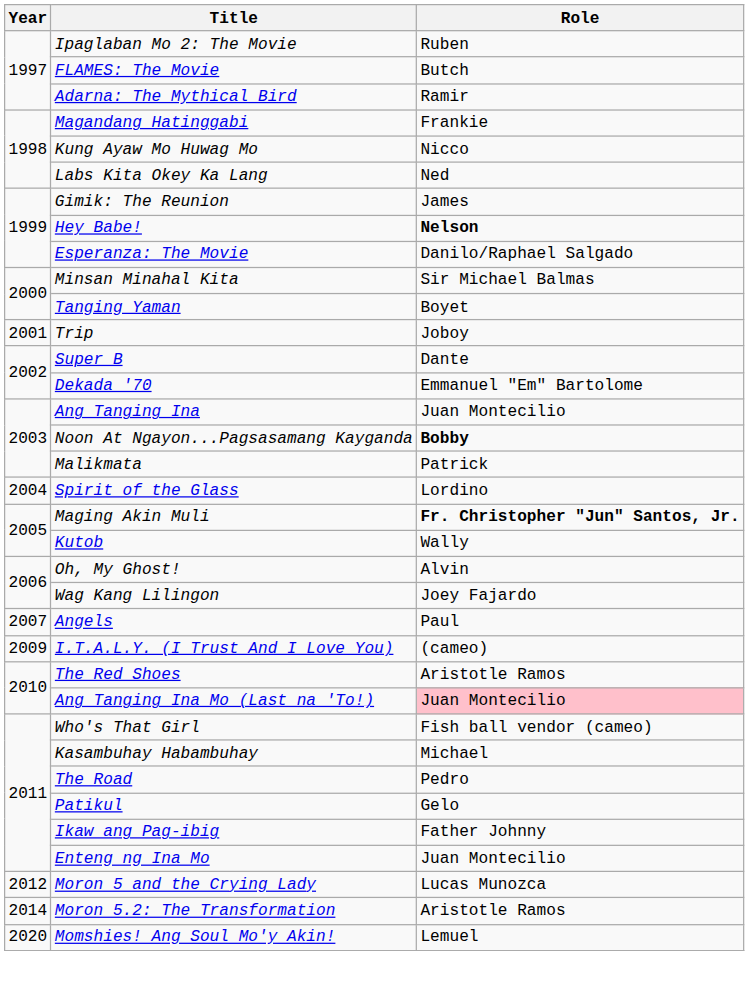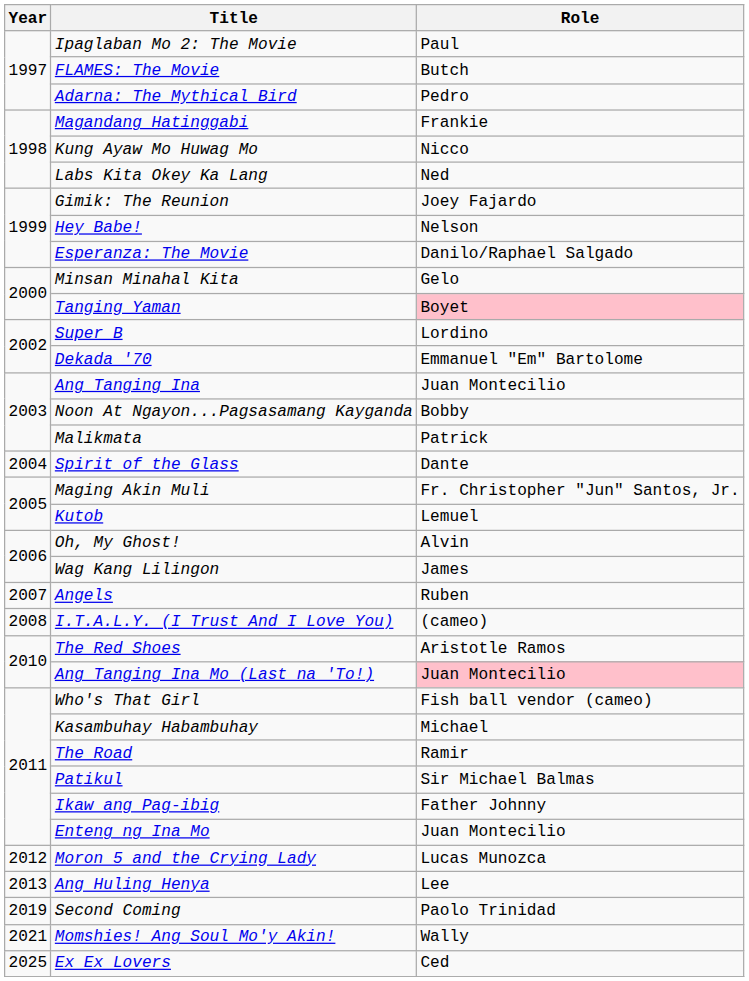(445, 44) Ruben -> (440, 44) Paul
(445, 97) Ramir -> (445, 97) Pedro
(445, 202) James -> (478, 202) Joey Fajardo
(449, 228) bold -> (449, 228) normal
(508, 280) Sir Michael Balmas -> (440, 280) Gelo
(445, 307) no background -> (445, 307) pink background
- row: (74, 333)
(445, 359) Dante -> (454, 333) Lordino
(445, 438) bold -> (445, 412) normal
(454, 491) Lordino -> (445, 464) Dante
(580, 517) bold -> (580, 491) normal
(445, 543) Wally -> (449, 517) Lemuel
(478, 596) Joey Fajardo -> (445, 569) James
(440, 622) Paul -> (445, 596) Ruben
(28, 648) 2009 -> (28, 622) 2008
(445, 780) Pedro -> (445, 753) Ramir
(440, 806) Gelo -> (508, 780) Sir Michael Balmas
+ row: (132, 885)
- row: (195, 911)
+ row: (118, 911)
(28, 937) 2020 -> (28, 937) 2021
(449, 937) Lemuel -> (445, 937) Wally
+ row: (113, 964)
